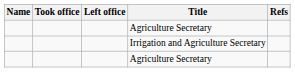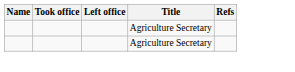- row: (18, 44)
